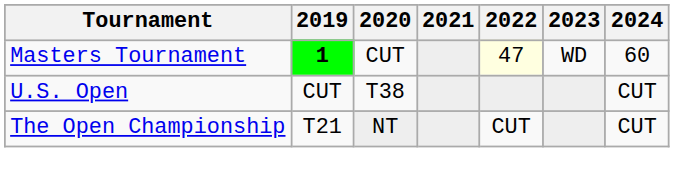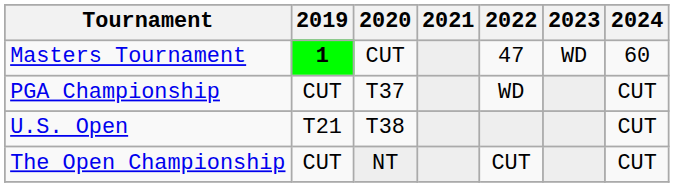(511, 58) lightyellow background -> (511, 58) no background
+ row: (115, 93)
(322, 93) CUT -> (322, 129) T21
(322, 129) T21 -> (322, 164) CUT
